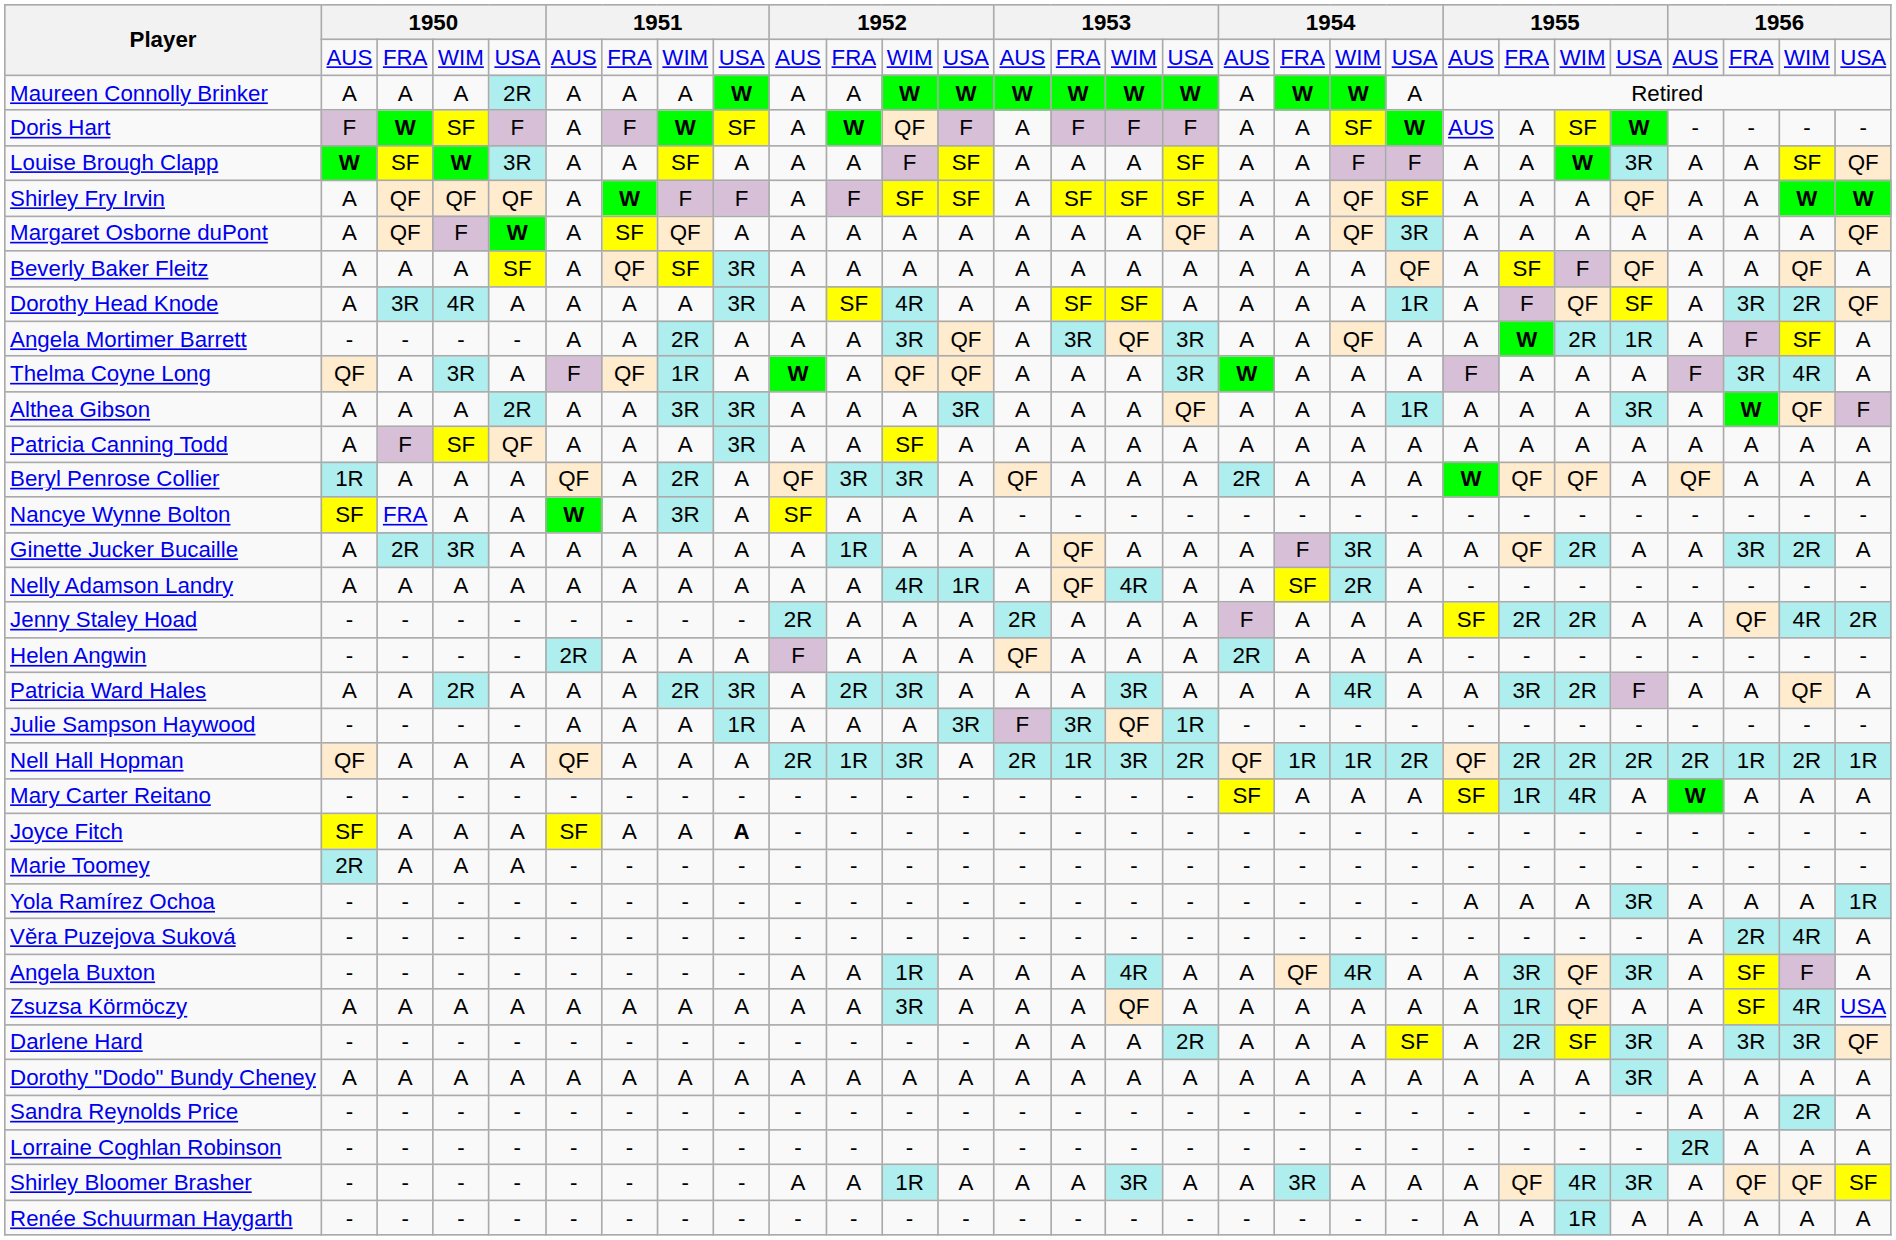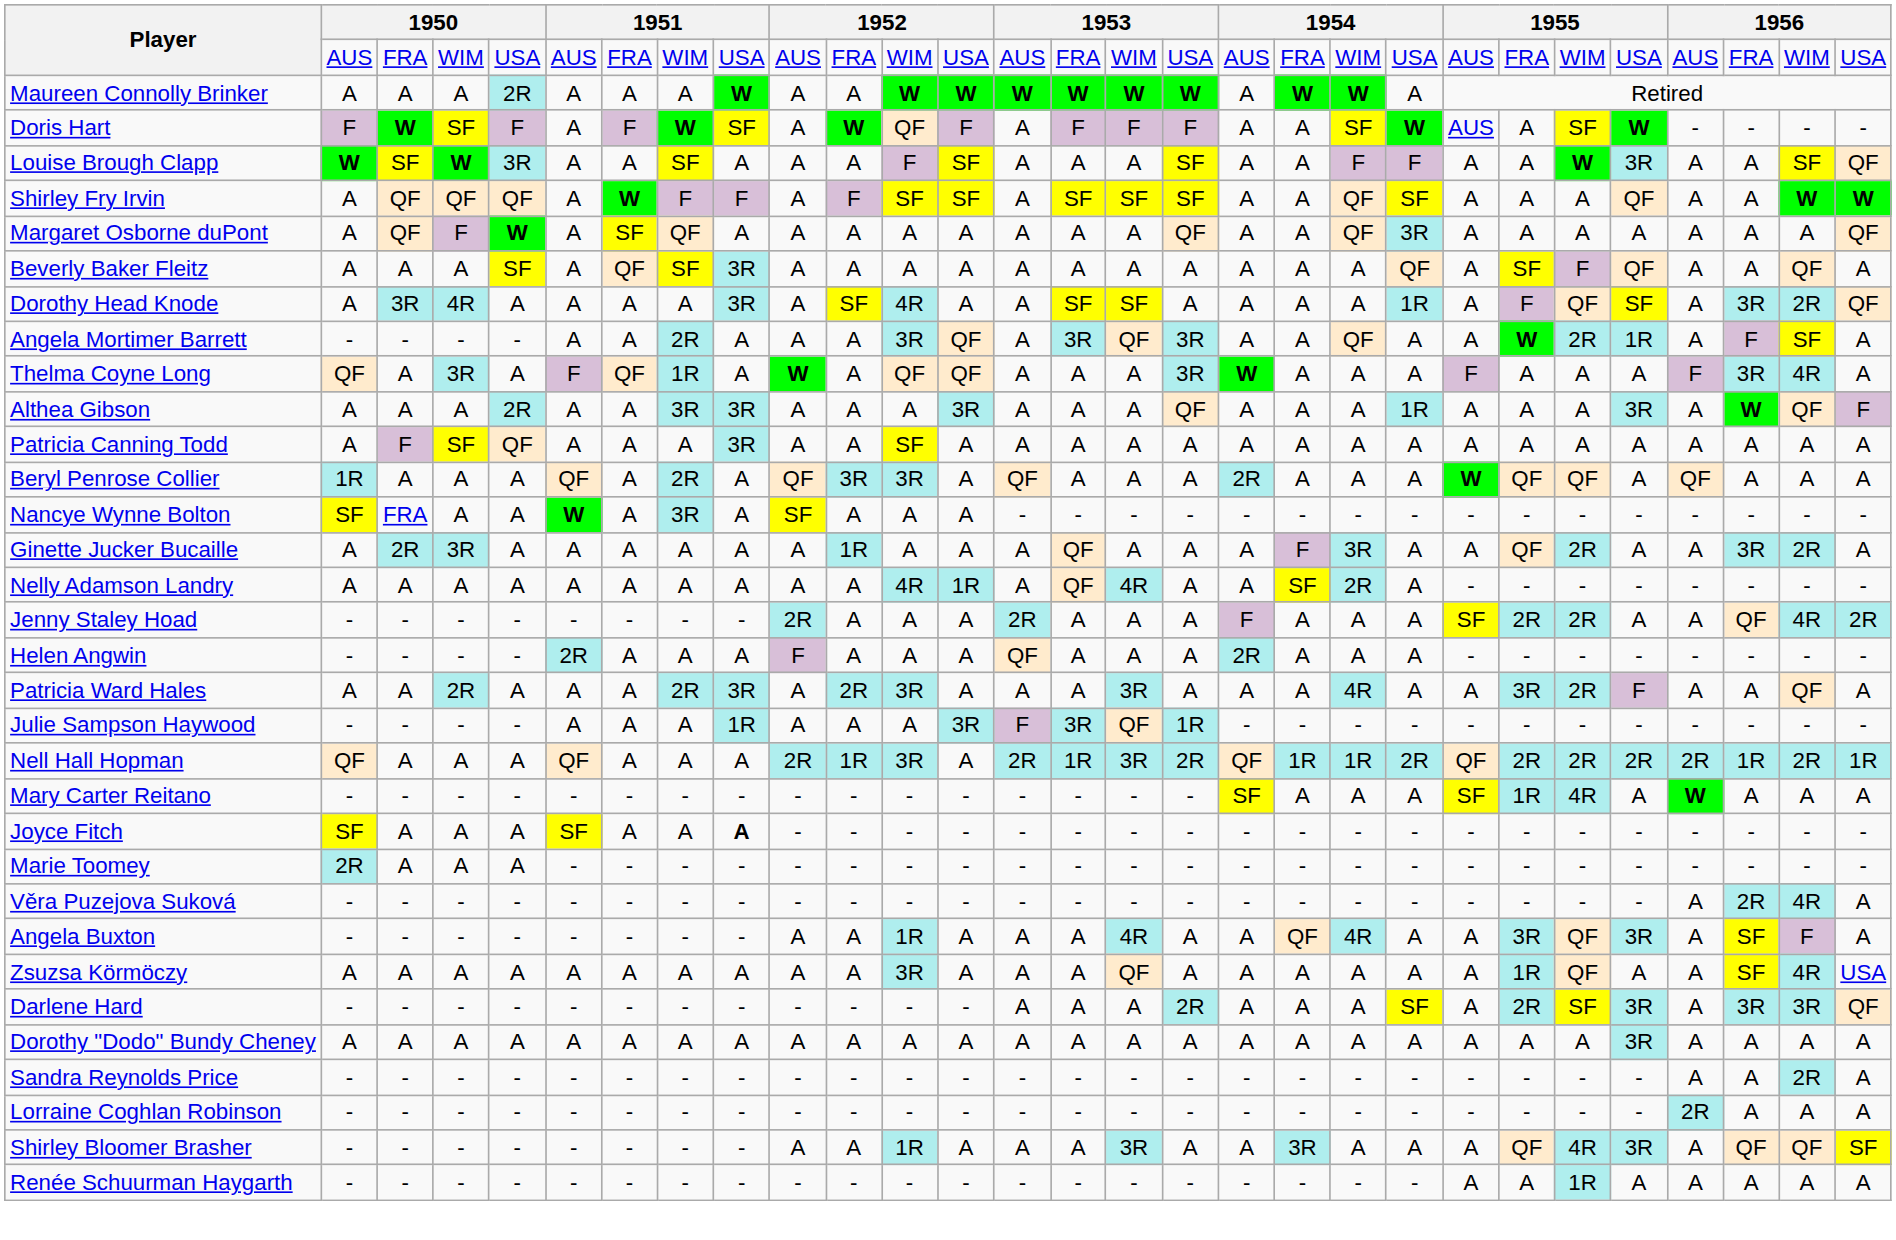- row: (113, 901)
